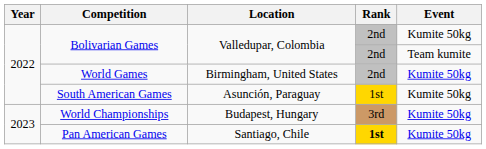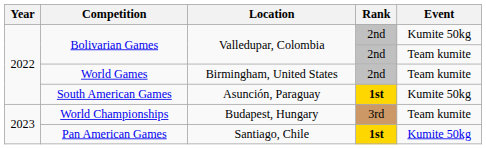(439, 74) Kumite 50kg -> (439, 74) Team kumite
(376, 94) normal -> (376, 94) bold
(439, 114) Kumite 50kg -> (439, 114) Team kumite
